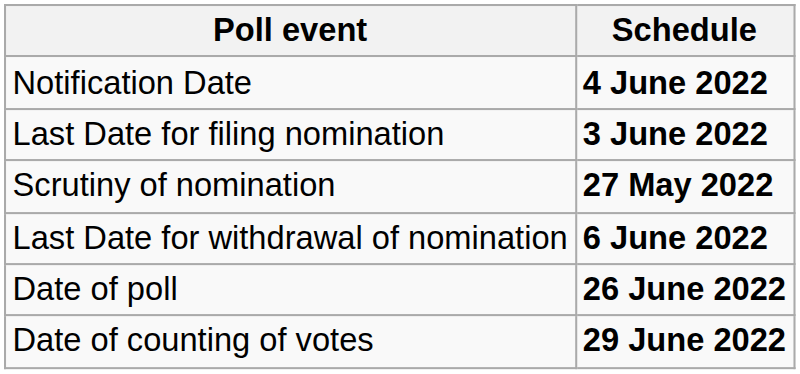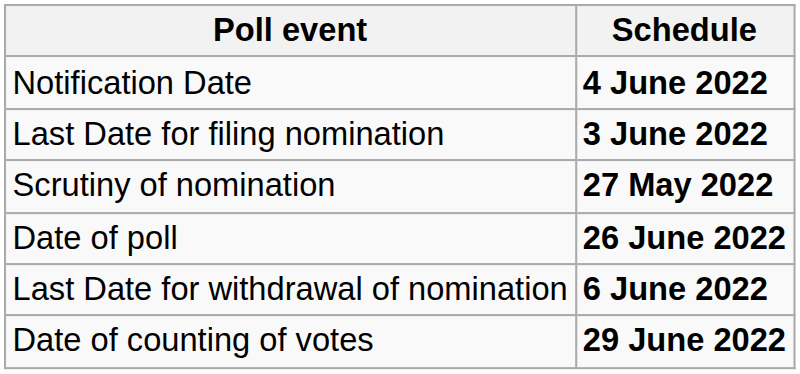rows swapped: (290, 237) <-> (95, 289)
